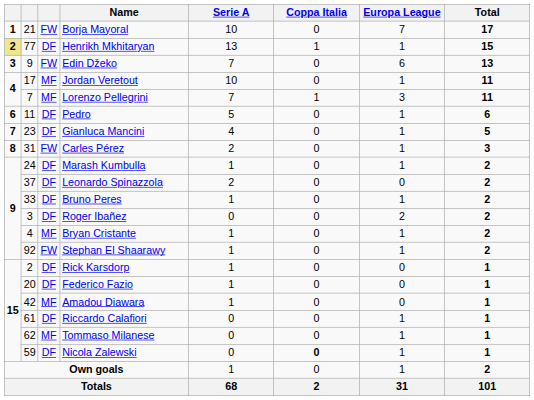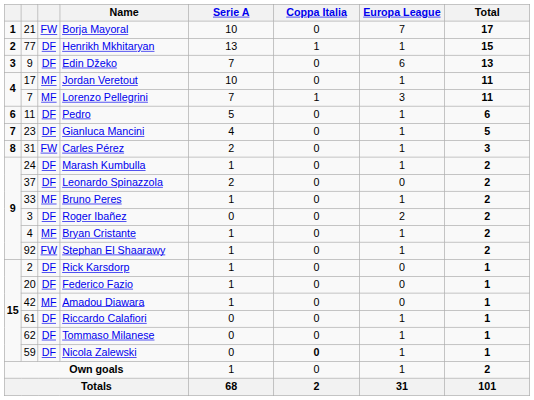(13, 47) khaki background -> (13, 47) no background
(49, 64) FW -> (49, 64) DF
(49, 200) DF -> (49, 200) MF
(49, 336) MF -> (49, 336) DF
